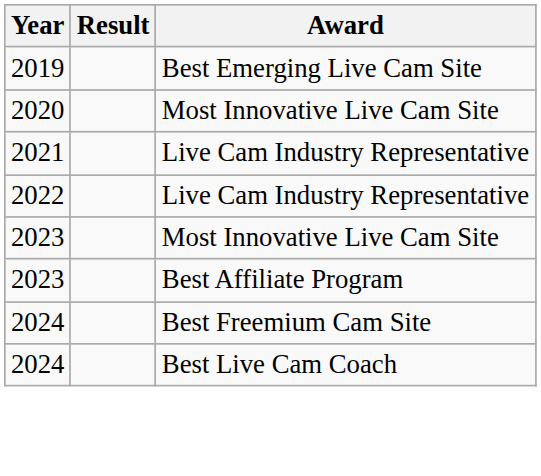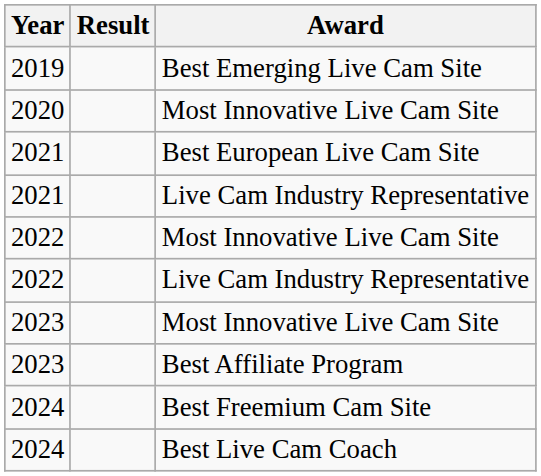+ row: (38, 152)
+ row: (38, 237)
